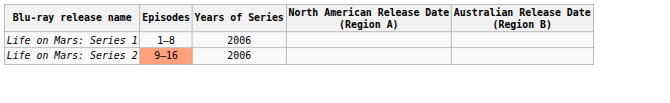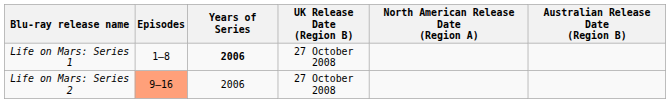+ column: (324, 24)
(239, 40) normal -> (233, 57) bold
